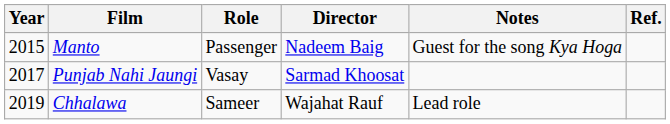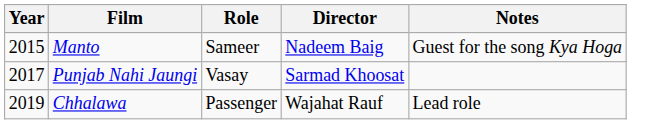- column: (646, 18)
(241, 47) Passenger -> (232, 47) Sameer
(232, 103) Sameer -> (241, 103) Passenger
